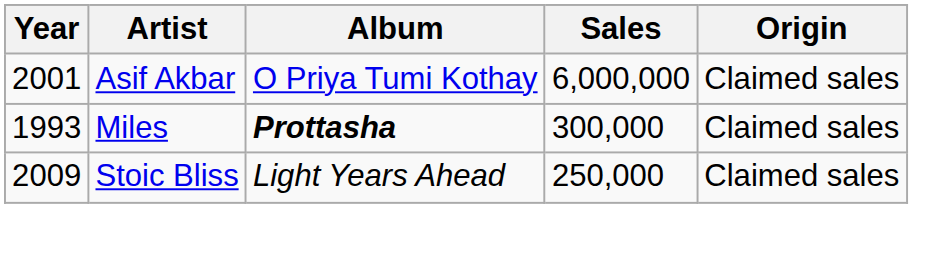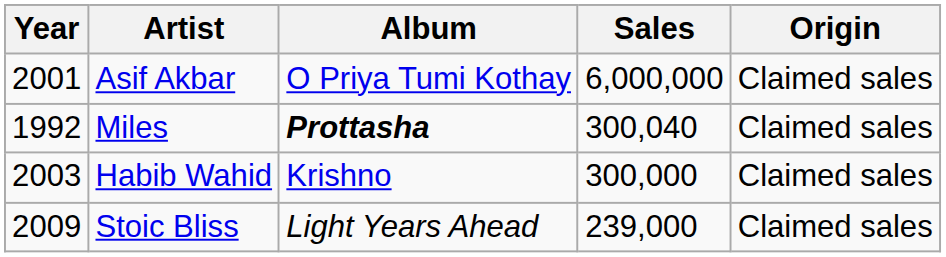(47, 127) 1993 -> (47, 127) 1992
(608, 127) 300,000 -> (641, 127) 300,040
+ row: (184, 176)
(608, 176) 250,000 -> (641, 226) 239,000
